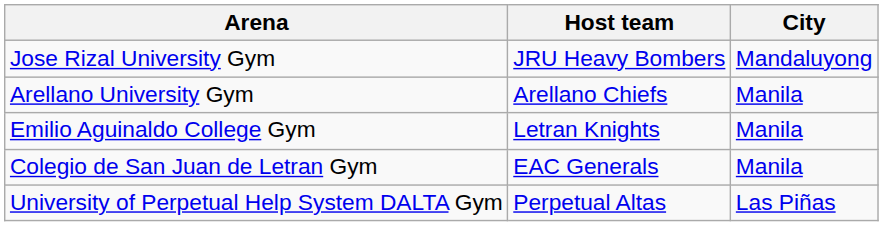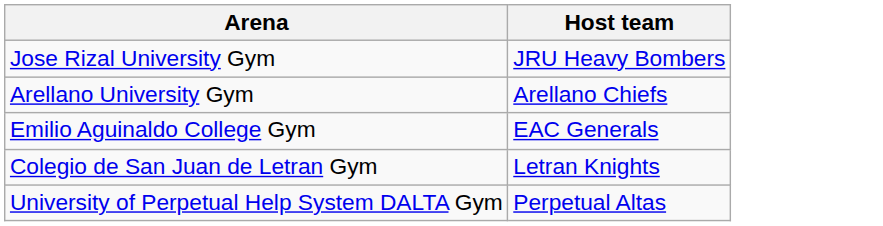- column: (804, 22)
(587, 130) Letran Knights -> (586, 130) EAC Generals
(586, 166) EAC Generals -> (587, 166) Letran Knights
